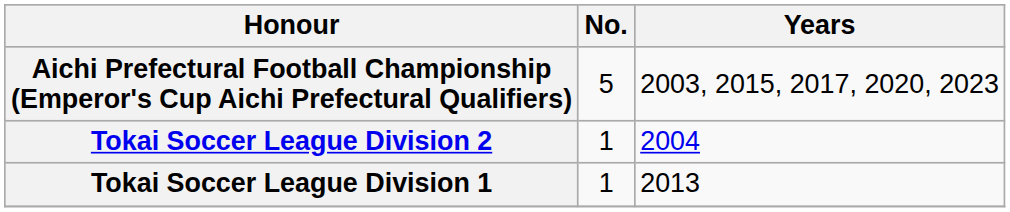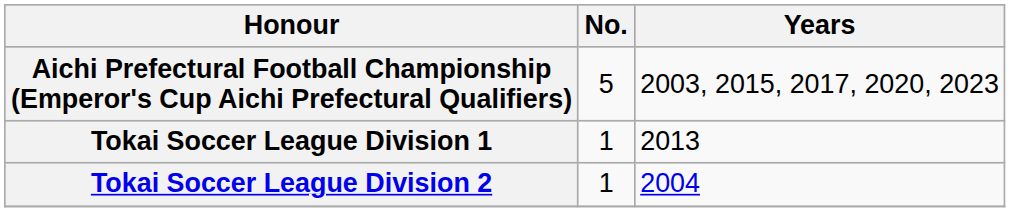rows swapped: (292, 141) <-> (292, 183)
